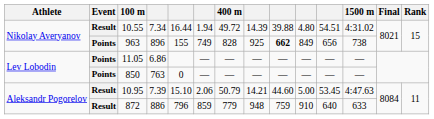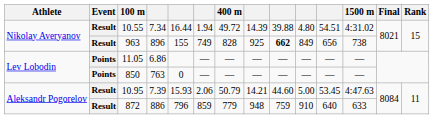(104, 44) Points -> (104, 44) Result
(181, 91) 15.10 -> (181, 91) 15.93
